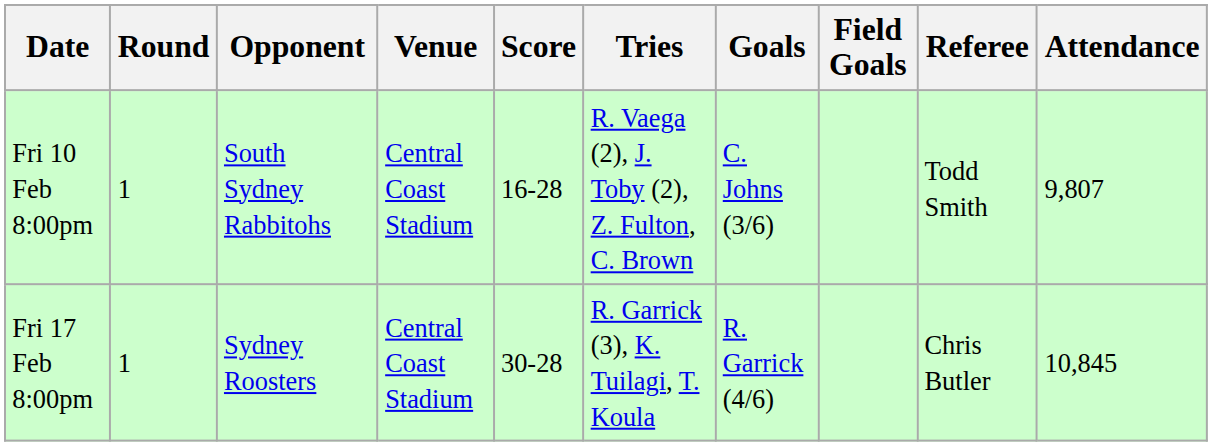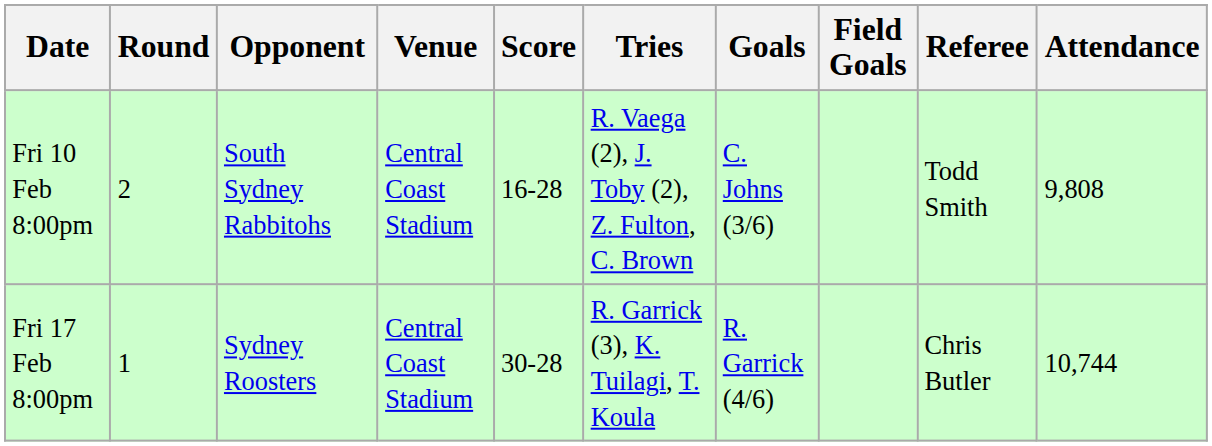(124, 188) 1 -> (124, 188) 2
(1074, 188) 9,807 -> (1074, 188) 9,808
(1081, 363) 10,845 -> (1081, 363) 10,744
